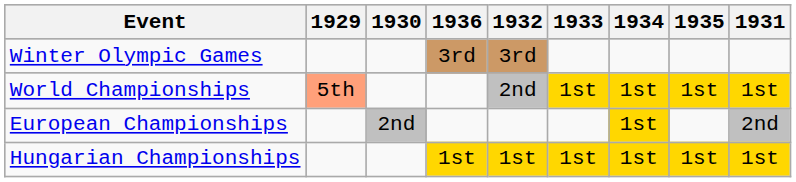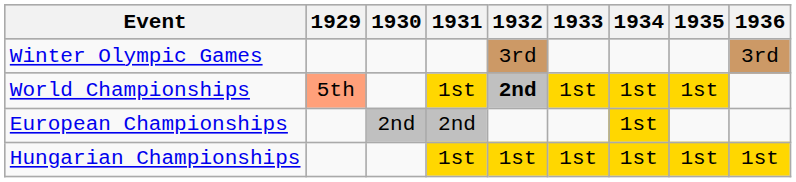columns swapped: (760, 22) <-> (457, 22)
(518, 91) normal -> (518, 91) bold
